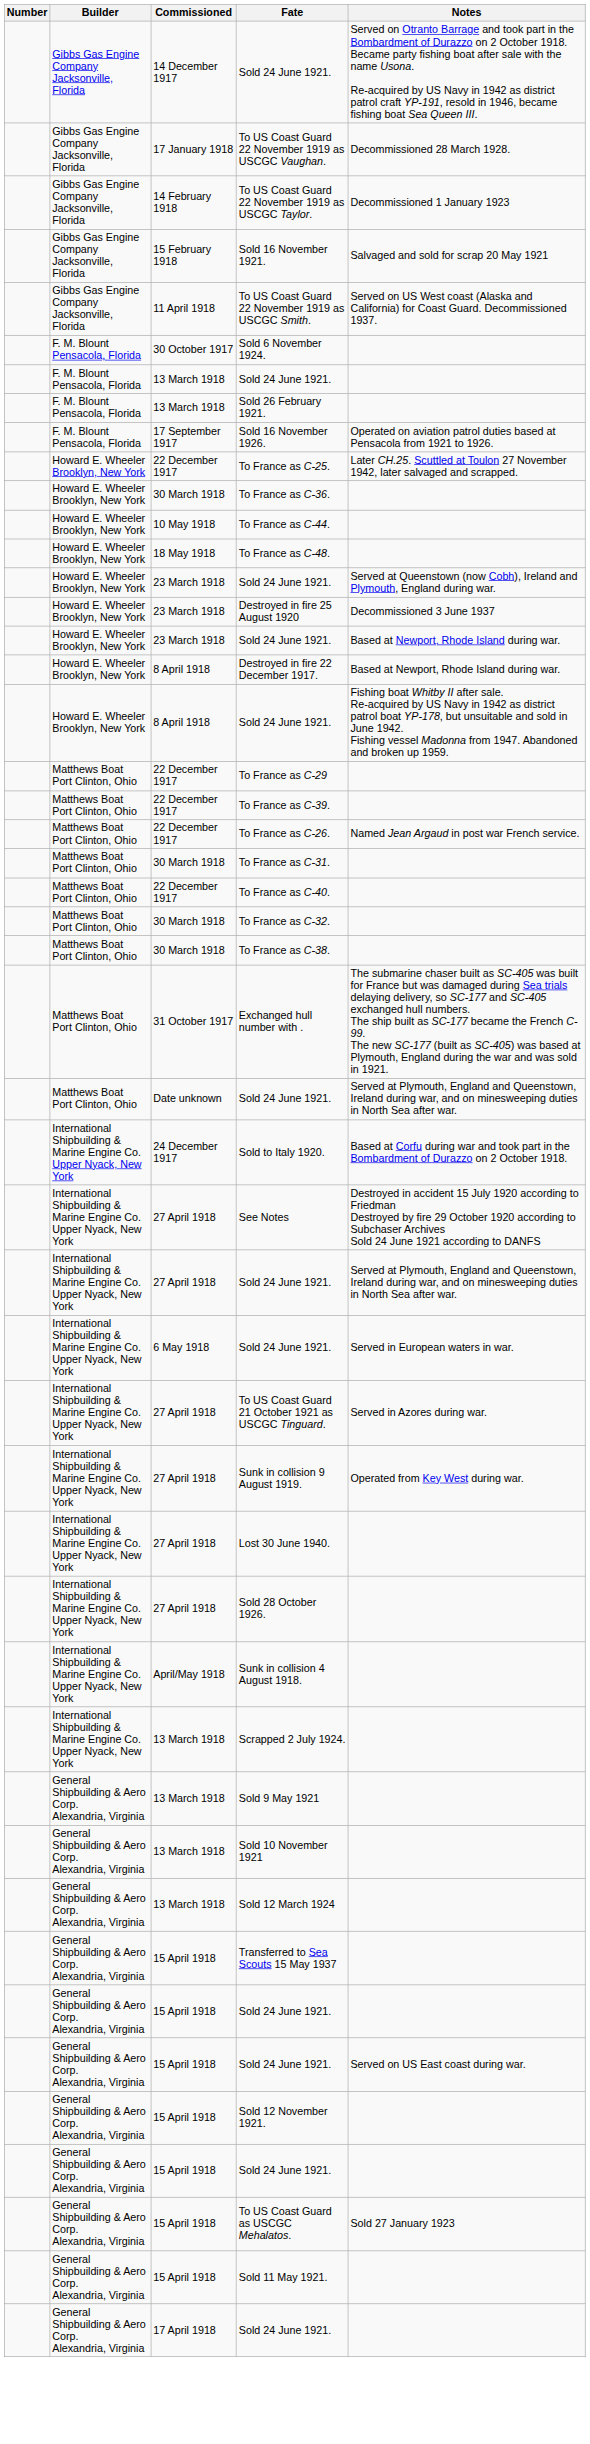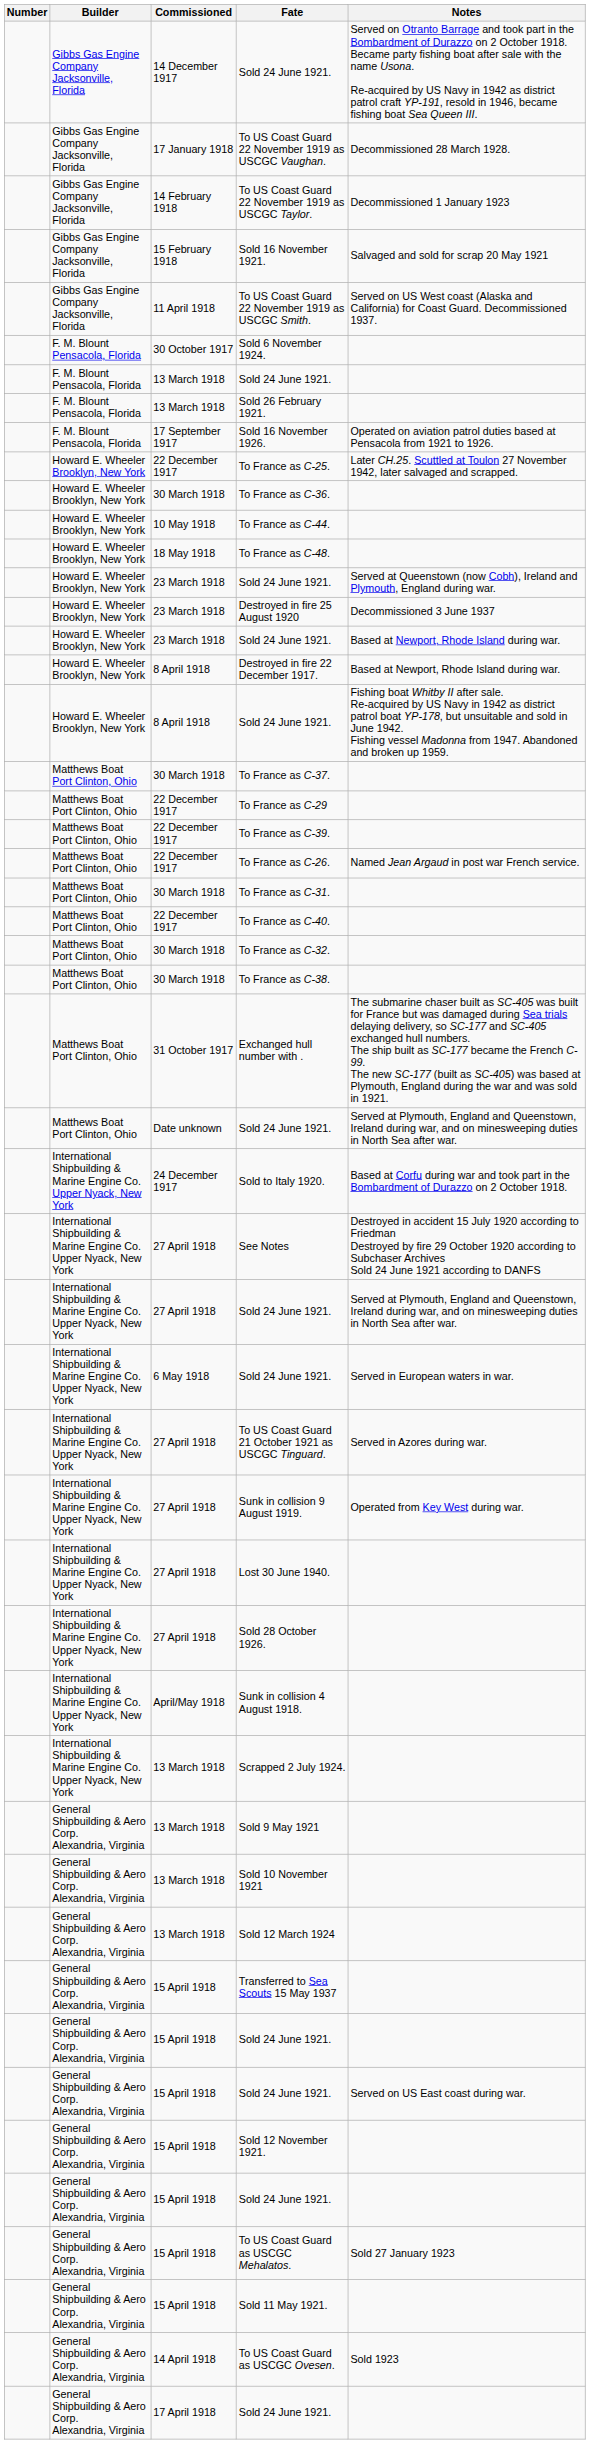+ row: (189, 776)
+ row: (185, 2359)
